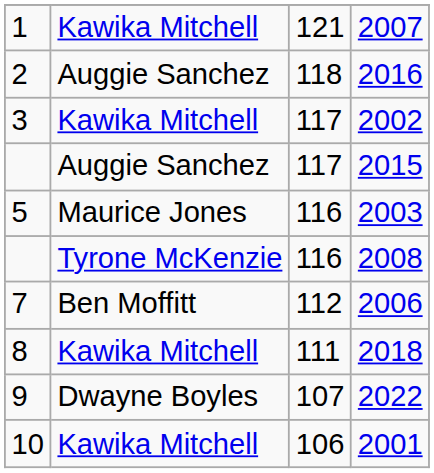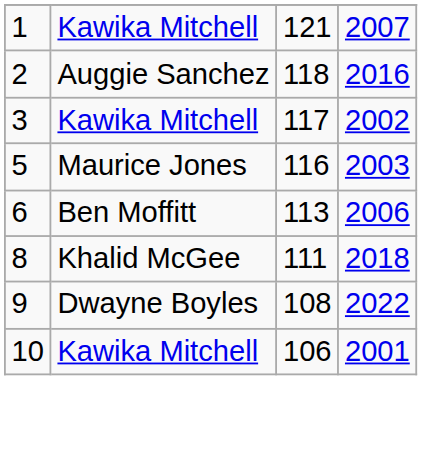- row: (390, 166)
- row: (390, 258)
(20, 304) 7 -> (20, 212) 6
(319, 304) 112 -> (306, 212) 113
(158, 350) Kawika Mitchell -> (149, 258) Khalid McGee
(320, 397) 107 -> (307, 304) 108
